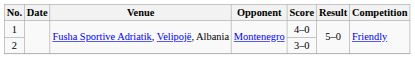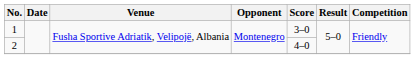(302, 29) 4–0 -> (302, 29) 3–0
(302, 45) 3–0 -> (302, 45) 4–0
